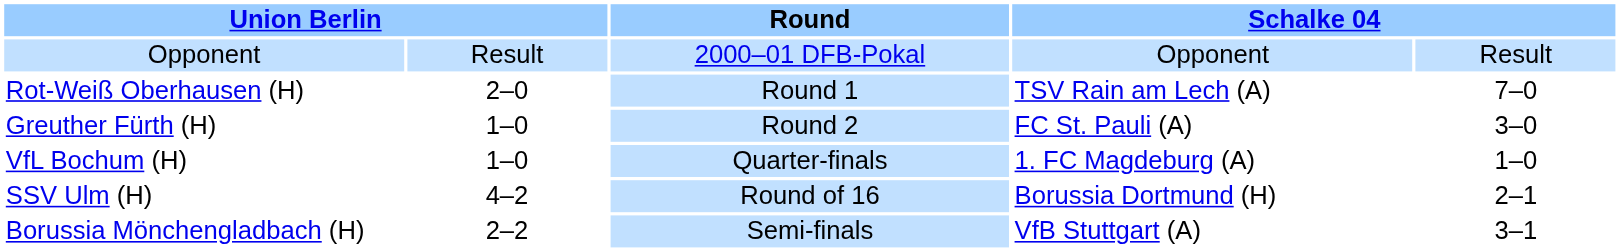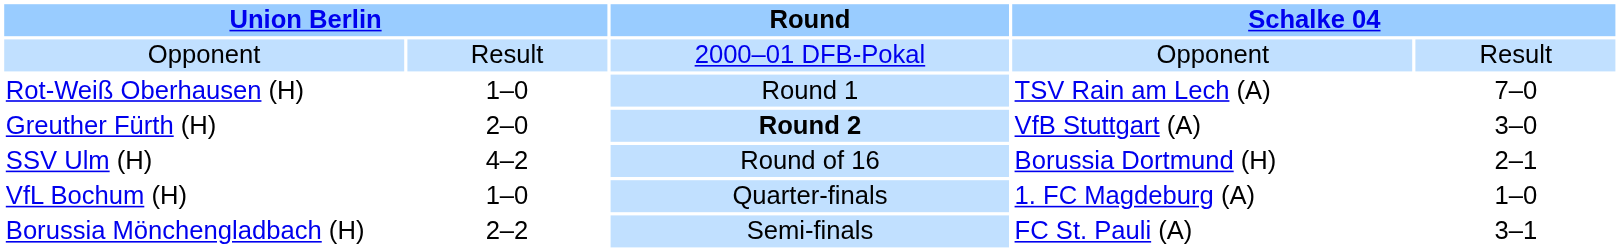(507, 90) 2–0 -> (507, 90) 1–0
(507, 125) 1–0 -> (507, 125) 2–0
(810, 125) normal -> (810, 125) bold
(1103, 125) FC St. Pauli (A) -> (1108, 125) VfB Stuttgart (A)
rows swapped: (79, 195) <-> (96, 160)
(1108, 231) VfB Stuttgart (A) -> (1103, 231) FC St. Pauli (A)
